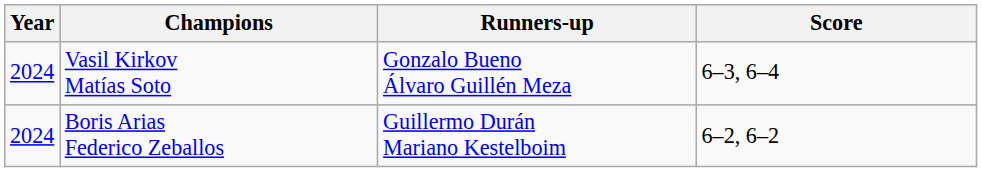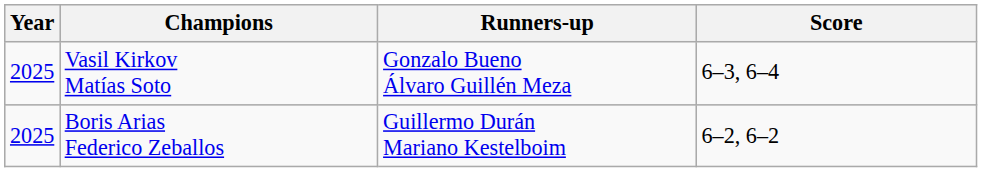(32, 72) 2024 -> (32, 72) 2025
(32, 135) 2024 -> (32, 135) 2025
